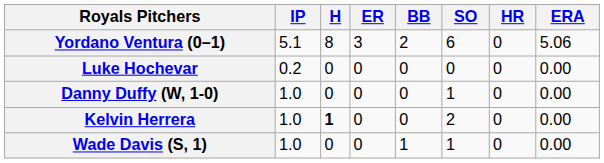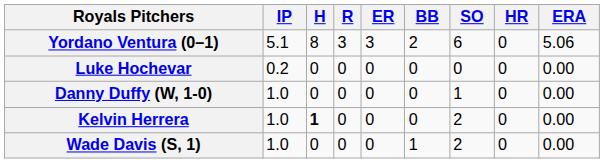+ column: (348, 17)
(450, 145) 1 -> (458, 145) 2
